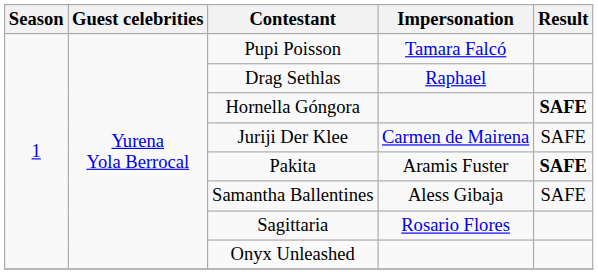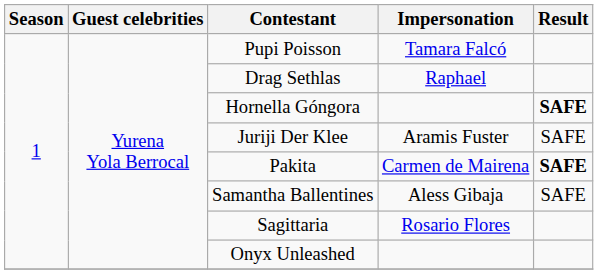(456, 136) Carmen de Mairena -> (456, 136) Aramis Fuster
(456, 166) Aramis Fuster -> (456, 166) Carmen de Mairena
